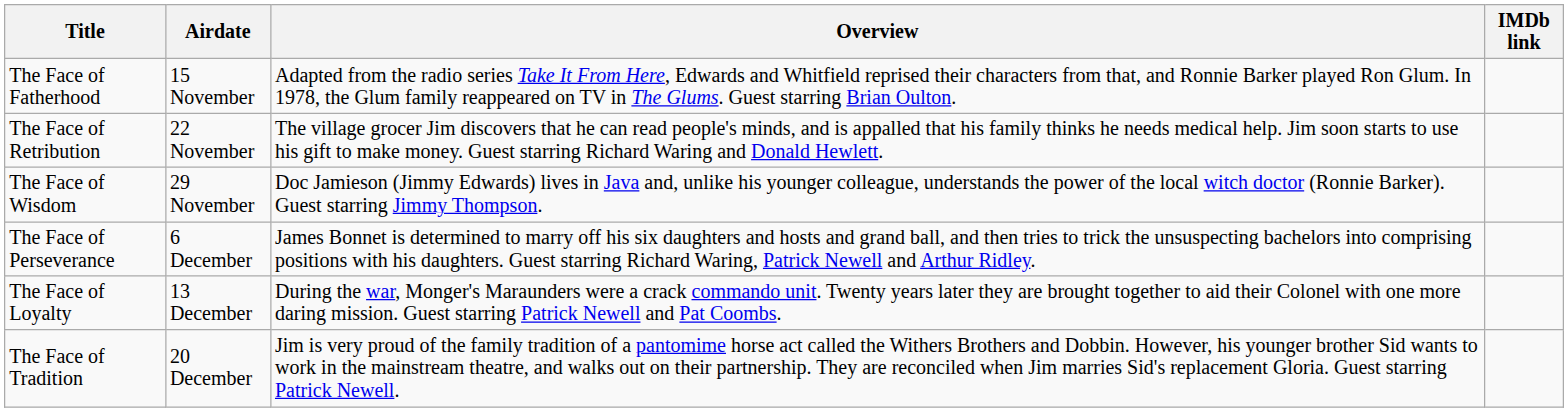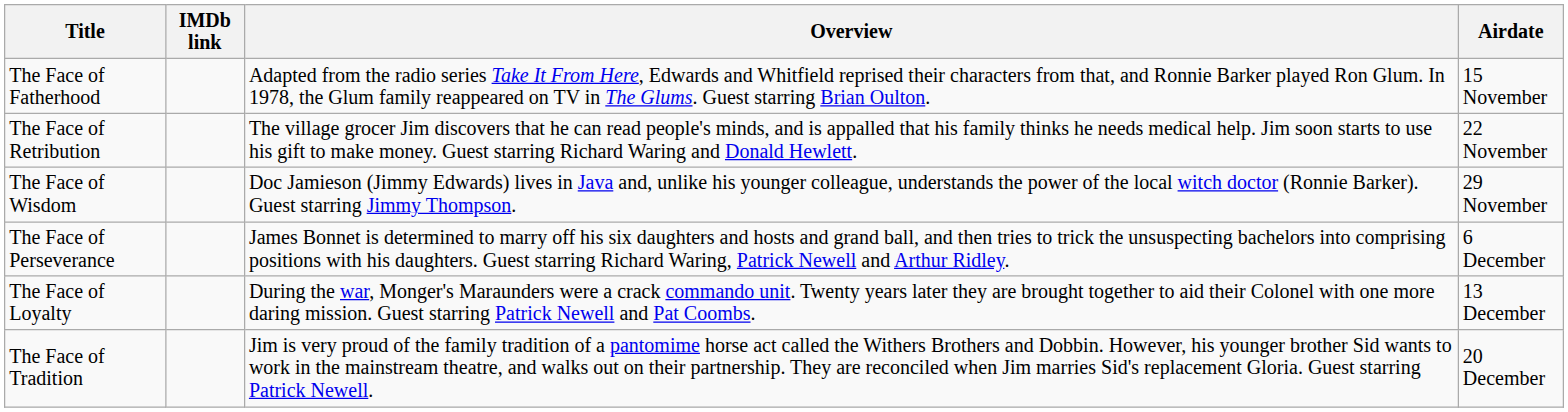columns swapped: (218, 31) <-> (1524, 31)
